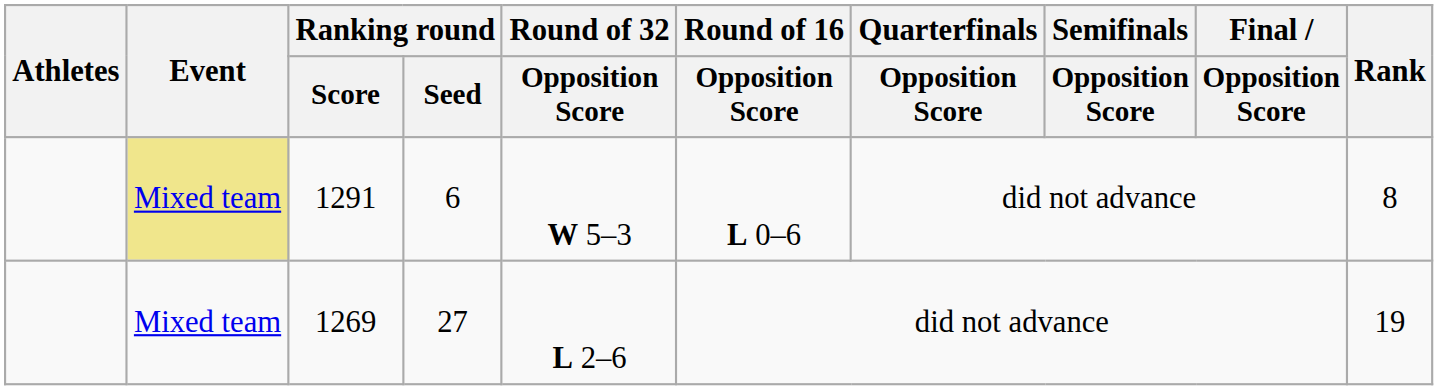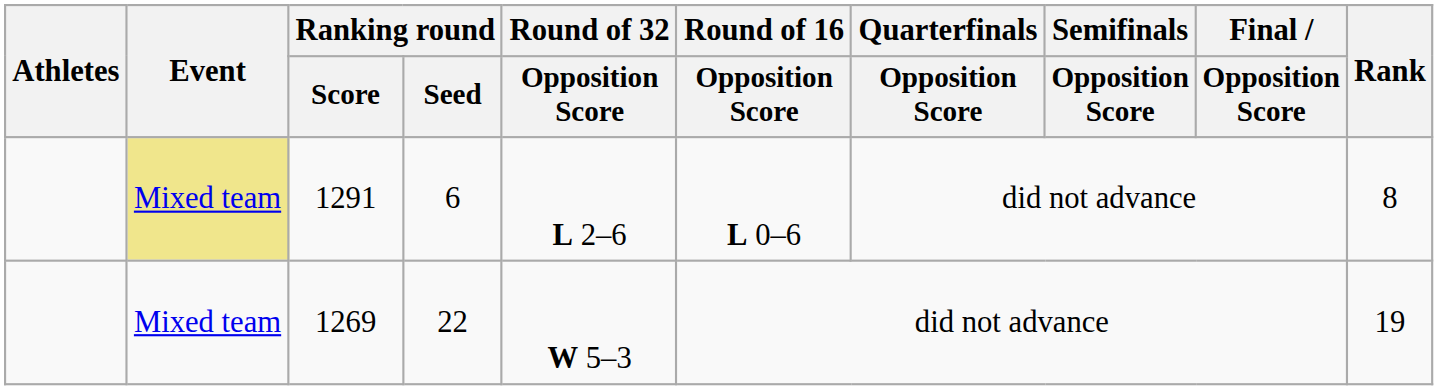(590, 235) W 5–3 -> (590, 235) L 2–6
(453, 321) 27 -> (453, 321) 22
(590, 358) L 2–6 -> (590, 358) W 5–3
